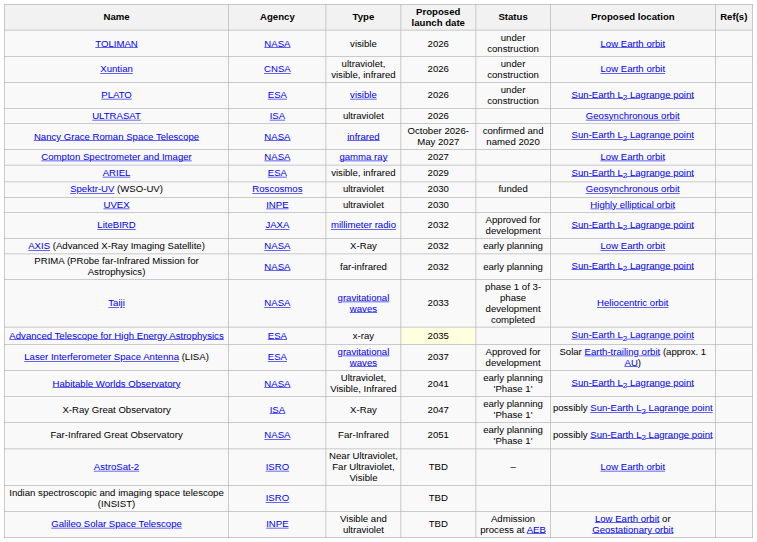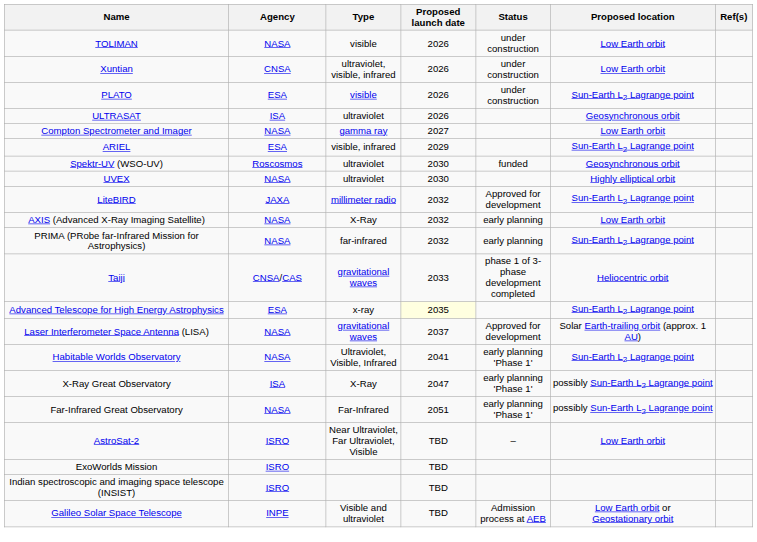- row: (117, 136)
(277, 205) INPE -> (277, 179) NASA
(277, 303) NASA -> (277, 277) CNSA/CAS
(277, 357) ESA -> (277, 331) NASA
+ row: (117, 467)
